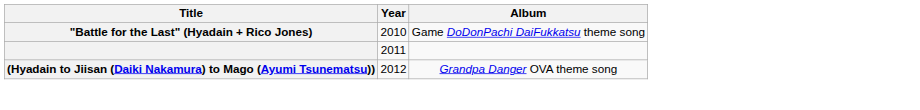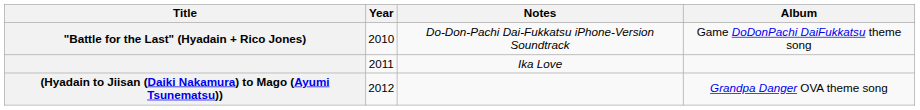+ column: (540, 13)
